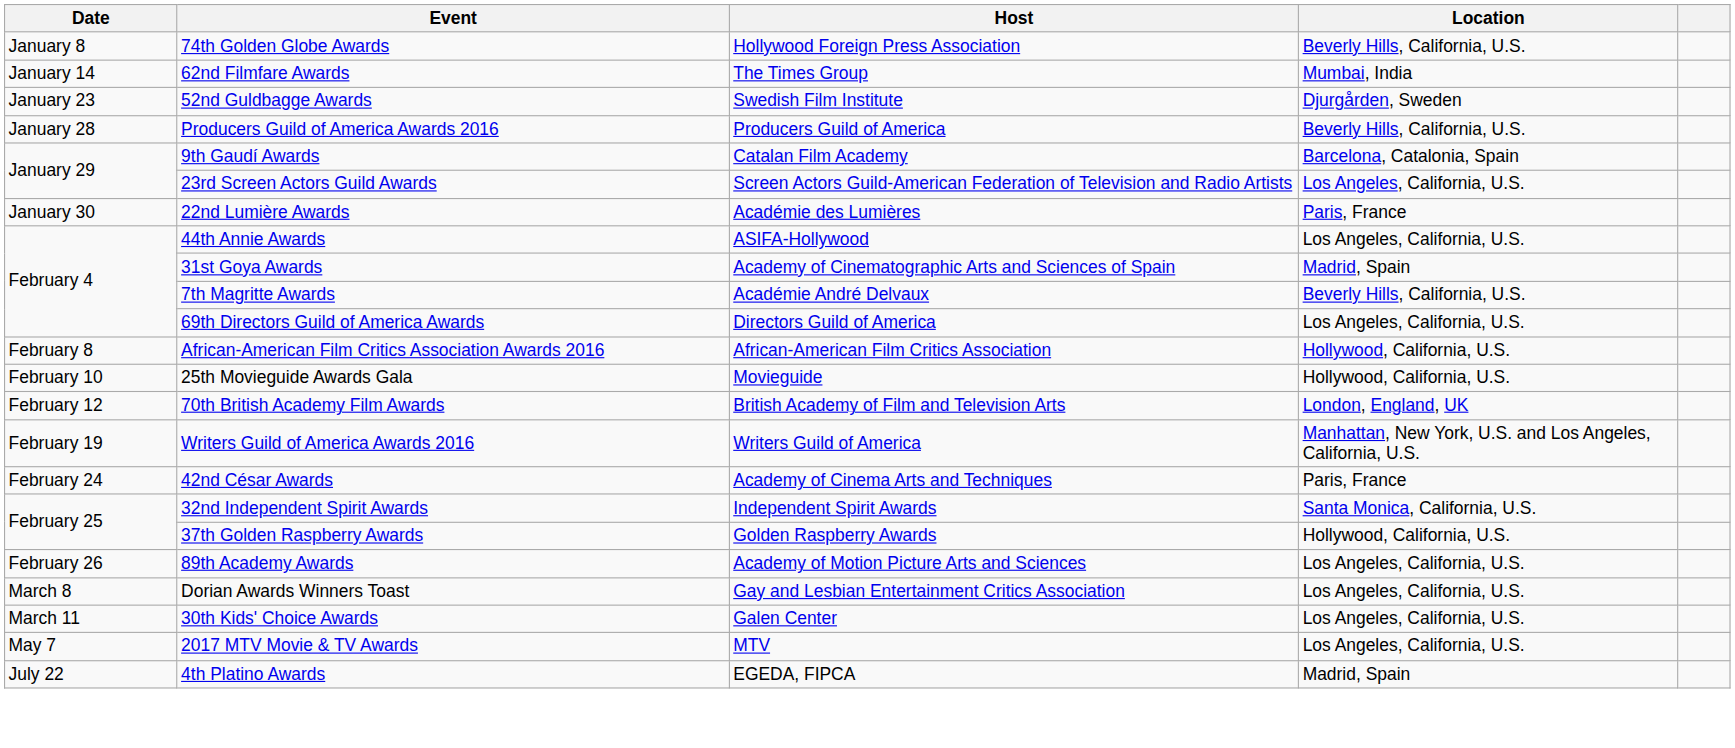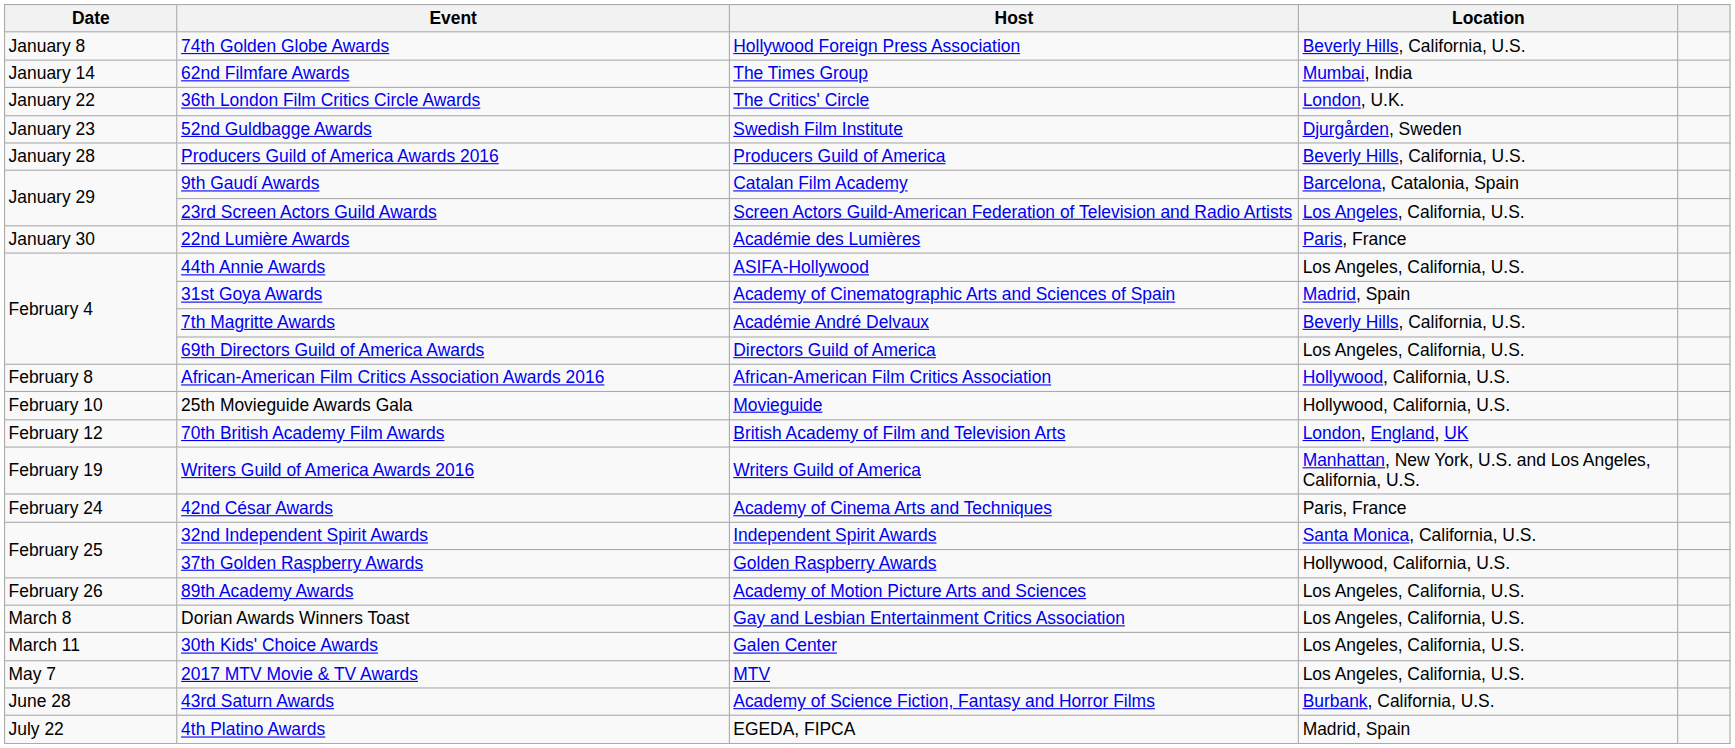+ row: (331, 101)
+ row: (258, 701)
